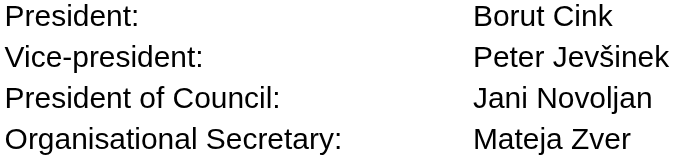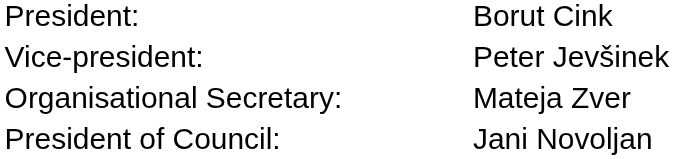rows swapped: (173, 139) <-> (143, 98)
